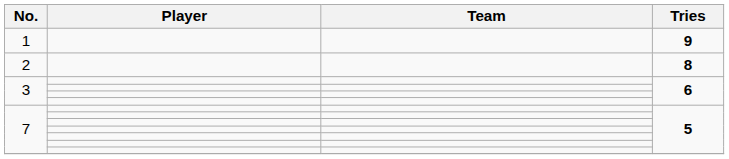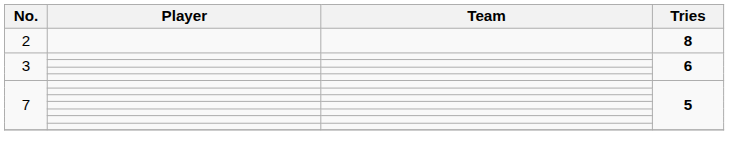- row: (26, 40)
